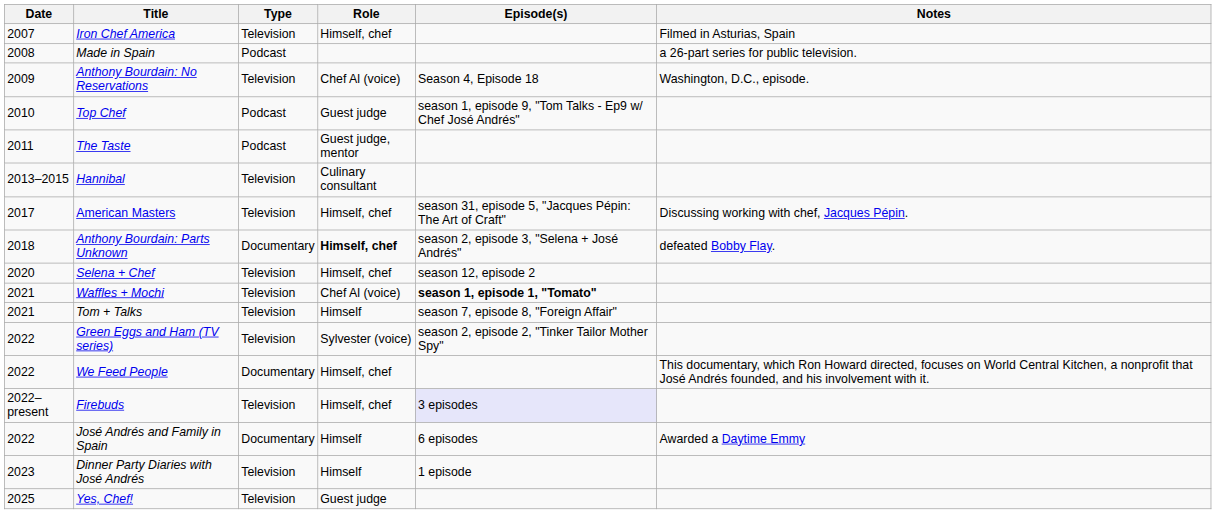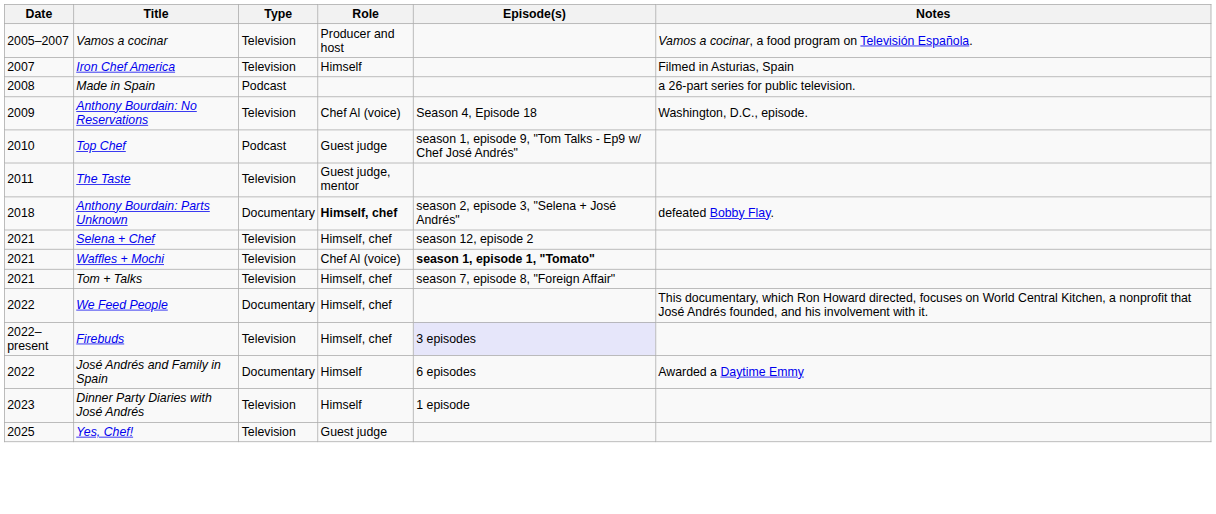+ row: (122, 40)
(356, 33) Himself, chef -> (341, 67) Himself
(264, 146) Podcast -> (269, 180) Television
- row: (101, 180)
- row: (126, 213)
(21, 273) 2020 -> (21, 239) 2021
(341, 312) Himself -> (356, 278) Himself, chef
- row: (147, 338)
